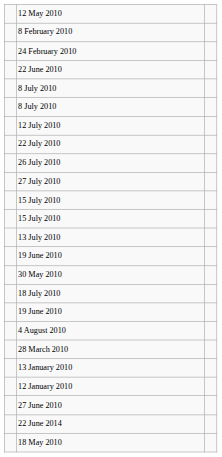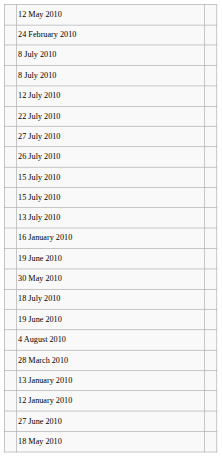- row: (10, 32)
- row: (10, 70)
rows swapped: (10, 163) <-> (10, 182)
+ row: (10, 238)
- row: (10, 424)
